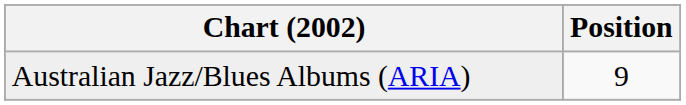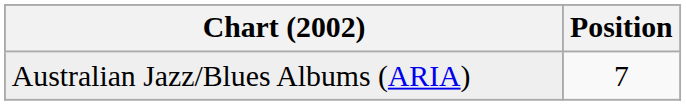(621, 75) 9 -> (621, 75) 7
